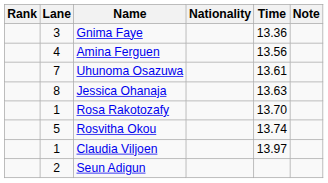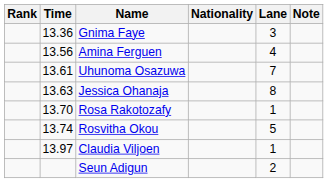columns swapped: (57, 14) <-> (272, 14)
